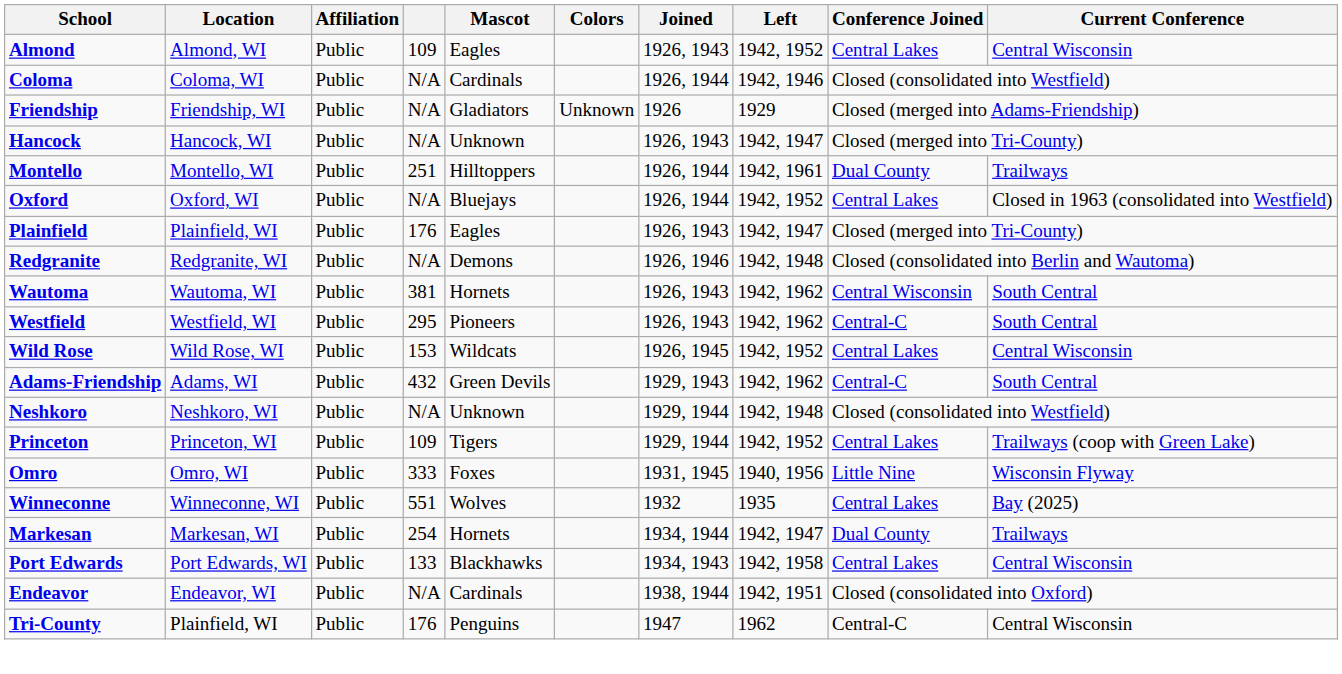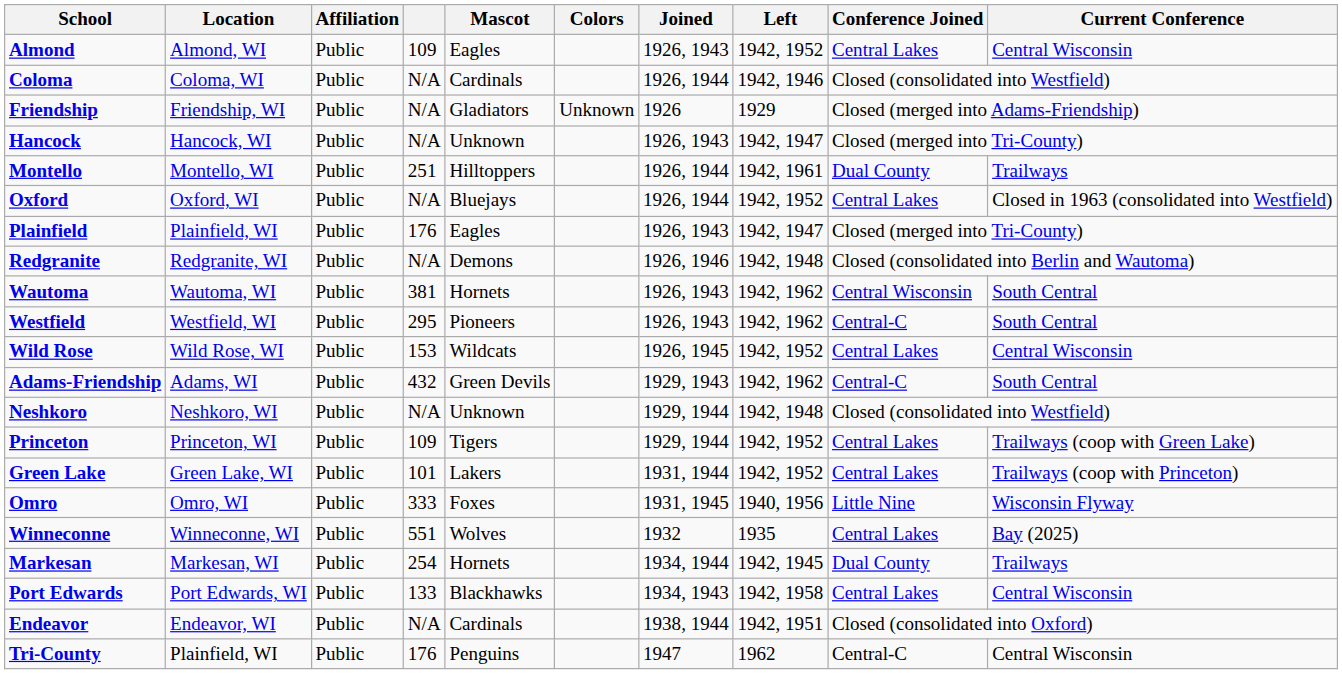+ row: (57, 472)
(780, 532) 1942, 1947 -> (780, 563) 1942, 1945
